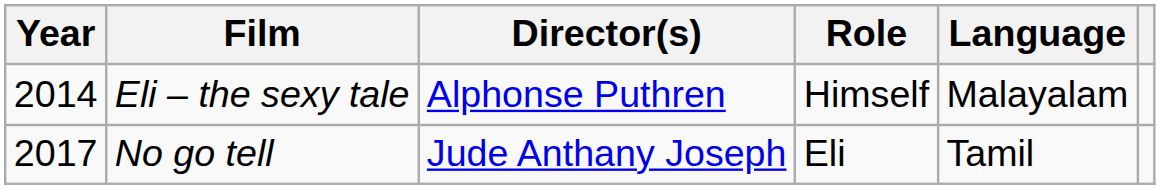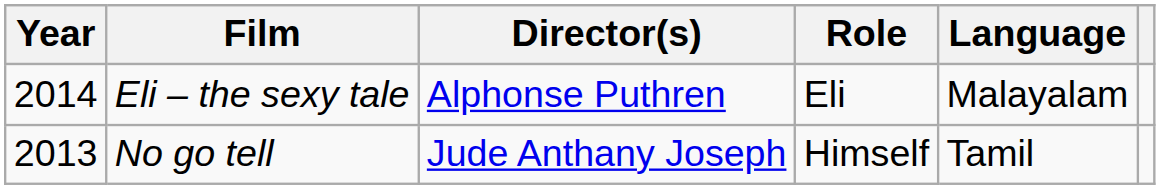(866, 93) Himself -> (825, 93) Eli
(56, 153) 2017 -> (56, 153) 2013
(825, 153) Eli -> (866, 153) Himself
